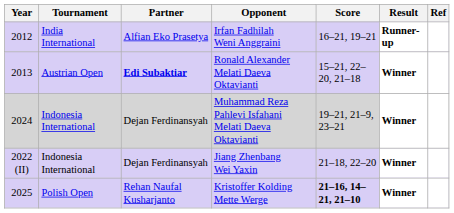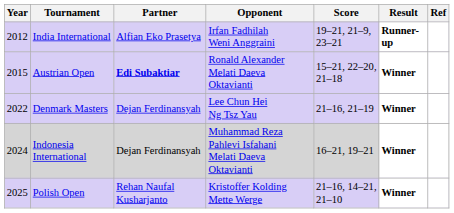(347, 37) 16–21, 19–21 -> (344, 37) 19–21, 21–9, 23–21
(22, 73) 2013 -> (17, 73) 2015
+ row: (238, 109)
(346, 121) 19–21, 21–9, 23–21 -> (345, 151) 16–21, 19–21
- row: (247, 163)
(342, 193) bold -> (346, 193) normal
